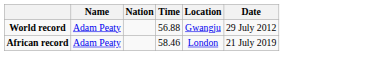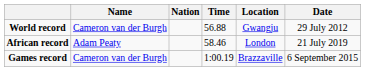(97, 27) Adam Peaty -> (120, 27) Cameron van der Burgh
+ row: (37, 58)
